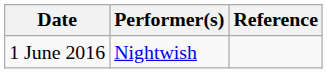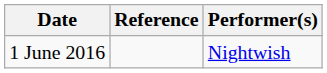columns swapped: (169, 20) <-> (276, 20)
